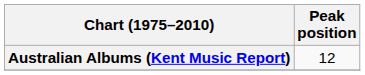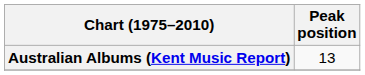(327, 57) 12 -> (327, 57) 13
